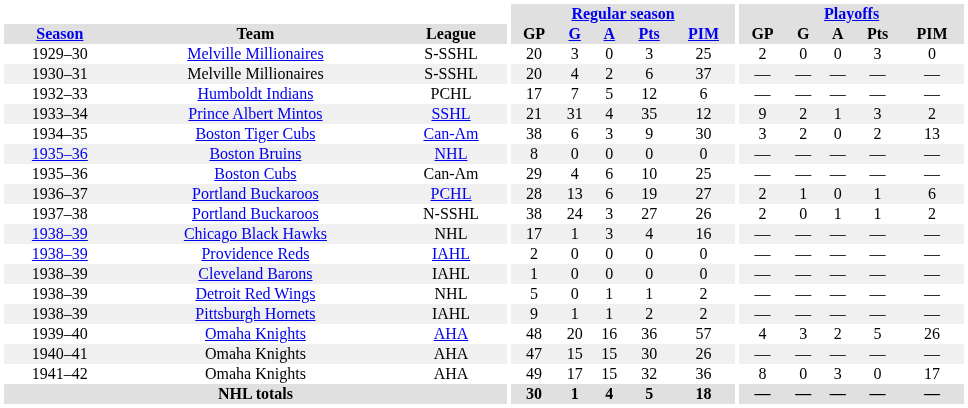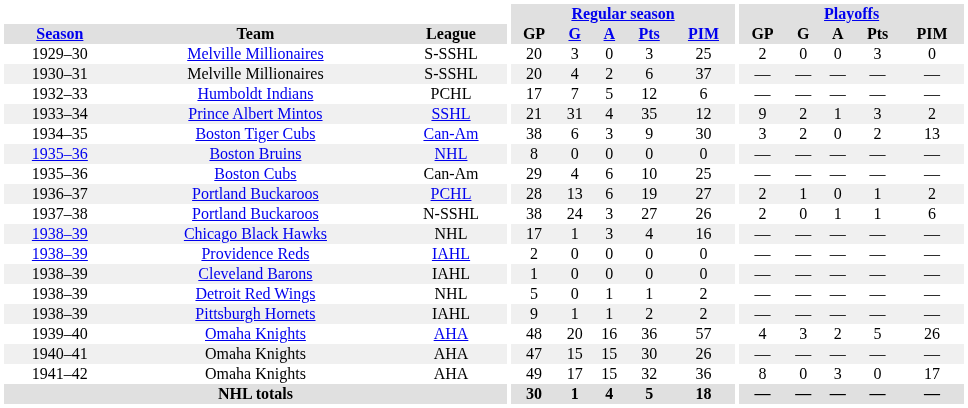(932, 194) 6 -> (932, 194) 2
(932, 214) 2 -> (932, 214) 6
